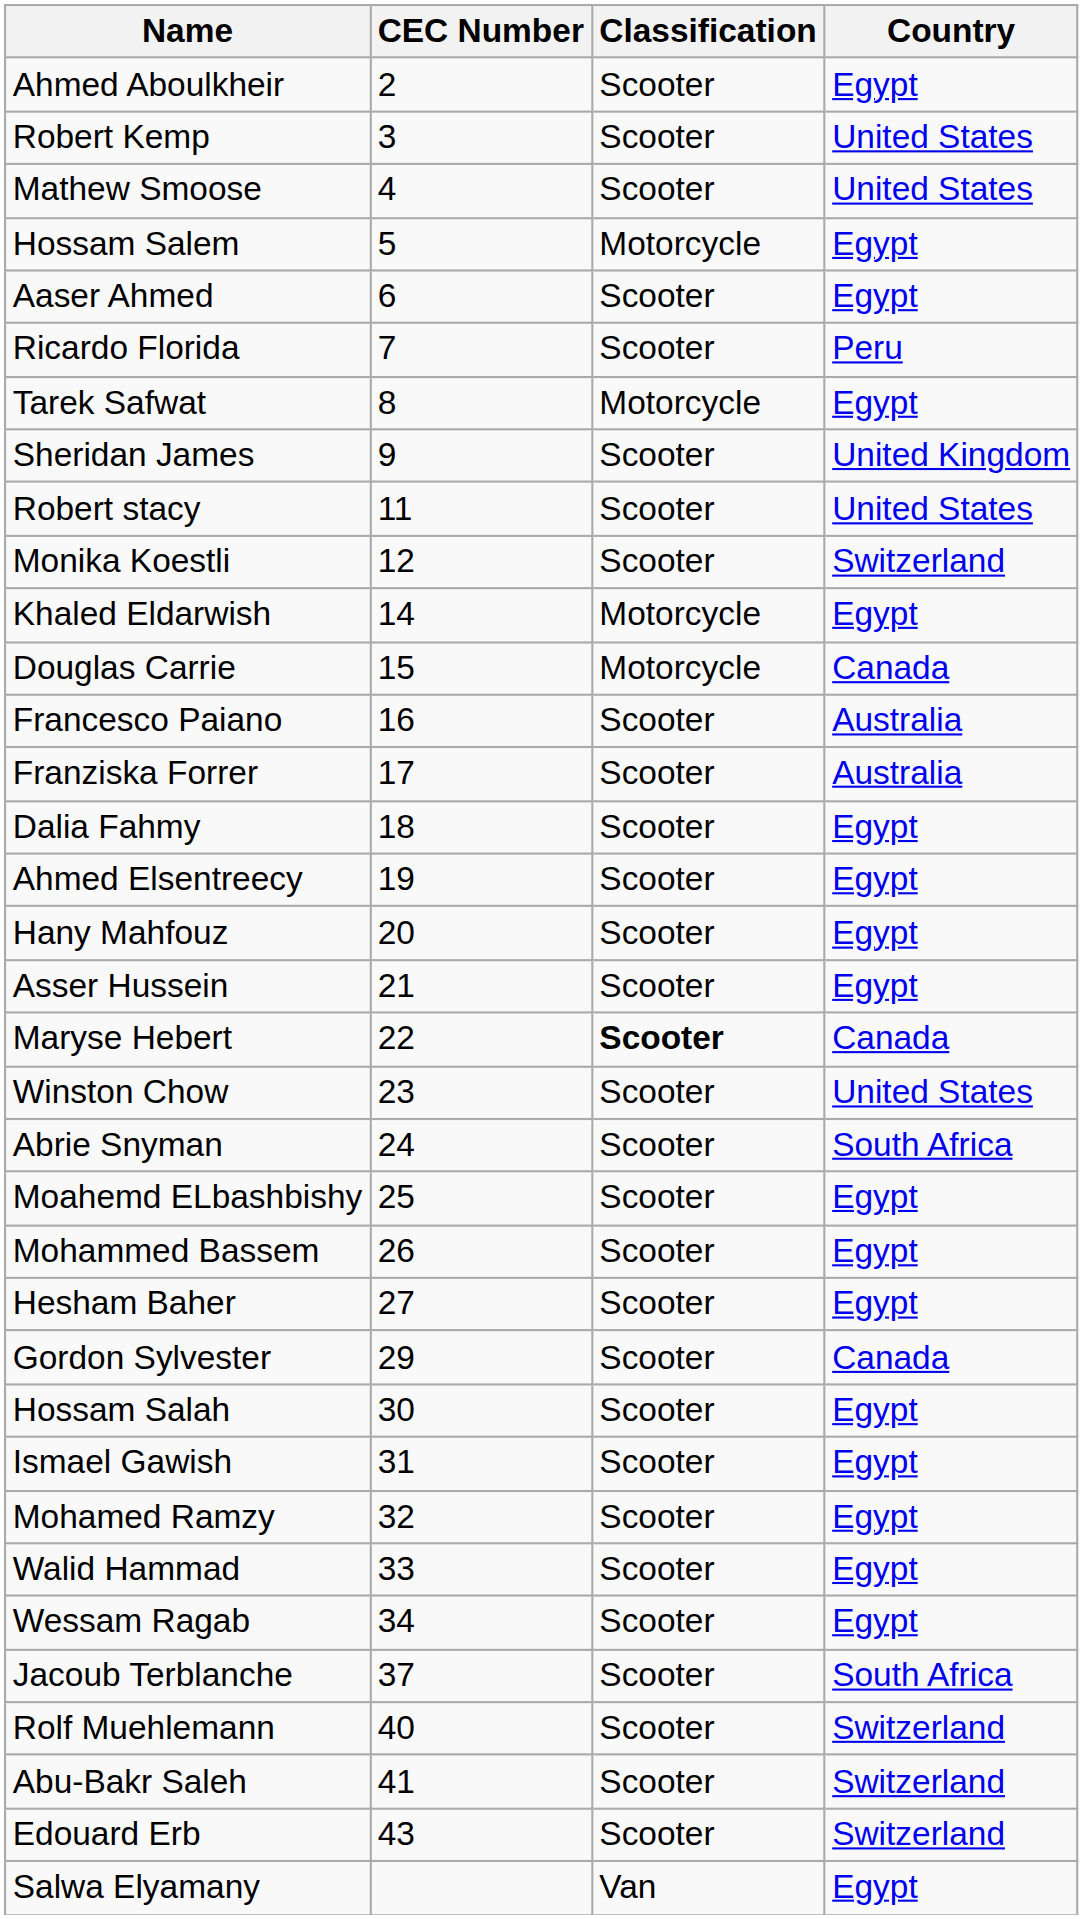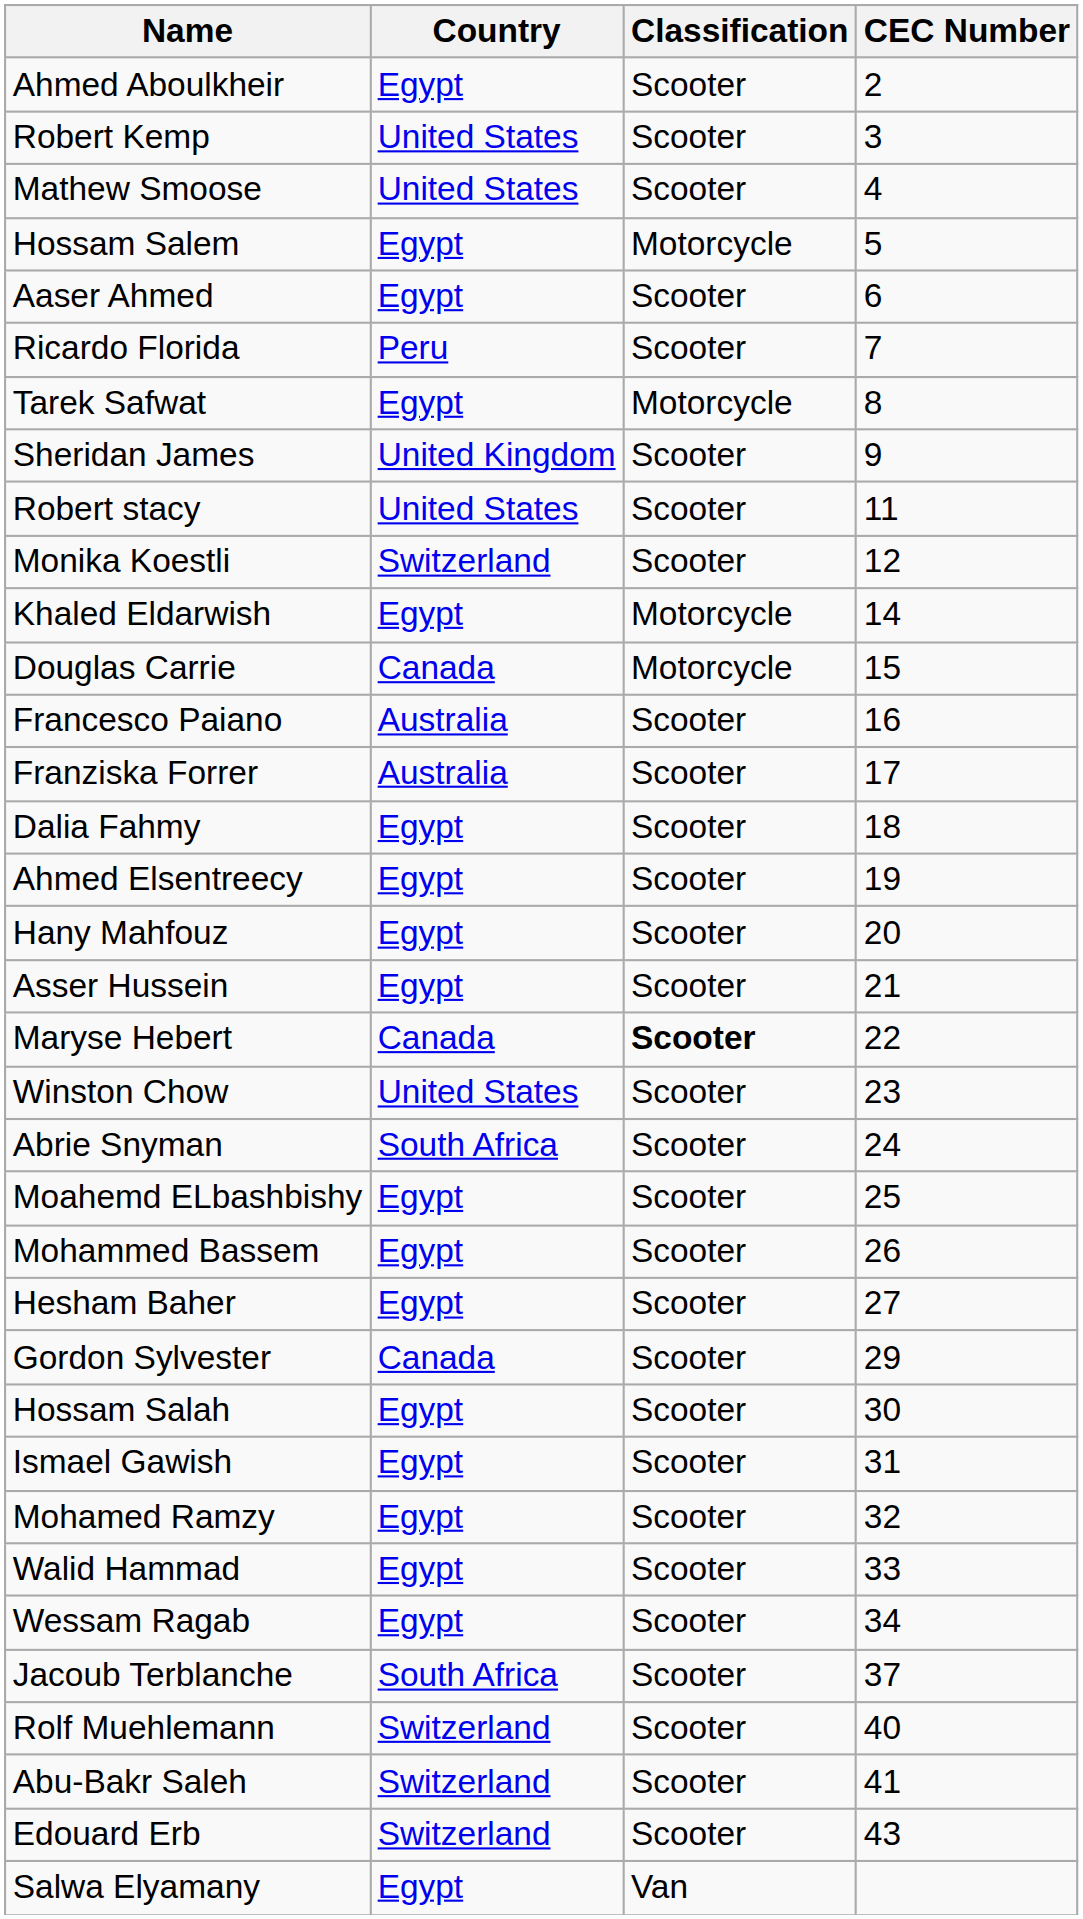columns swapped: (951, 31) <-> (481, 31)
